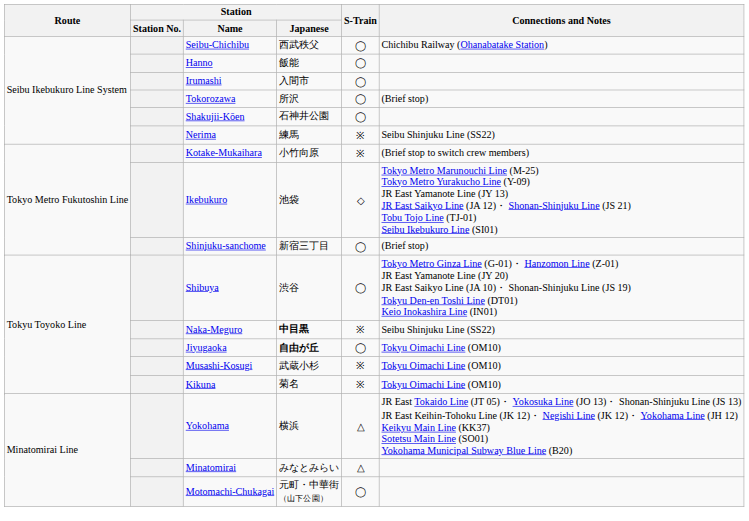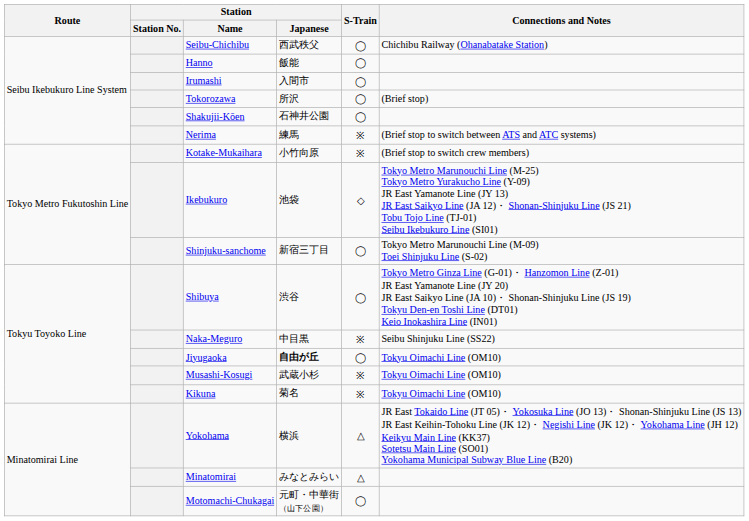(438, 135) Seibu Shinjuku Line (SS22) -> (489, 135) (Brief stop to switch between ATS and ATC systems)
(405, 246) (Brief stop) -> (460, 251) Tokyo Metro Marunouchi Line (M-09) Toei Shinjuku Line (S-02)
(294, 329) bold -> (294, 338) normal
